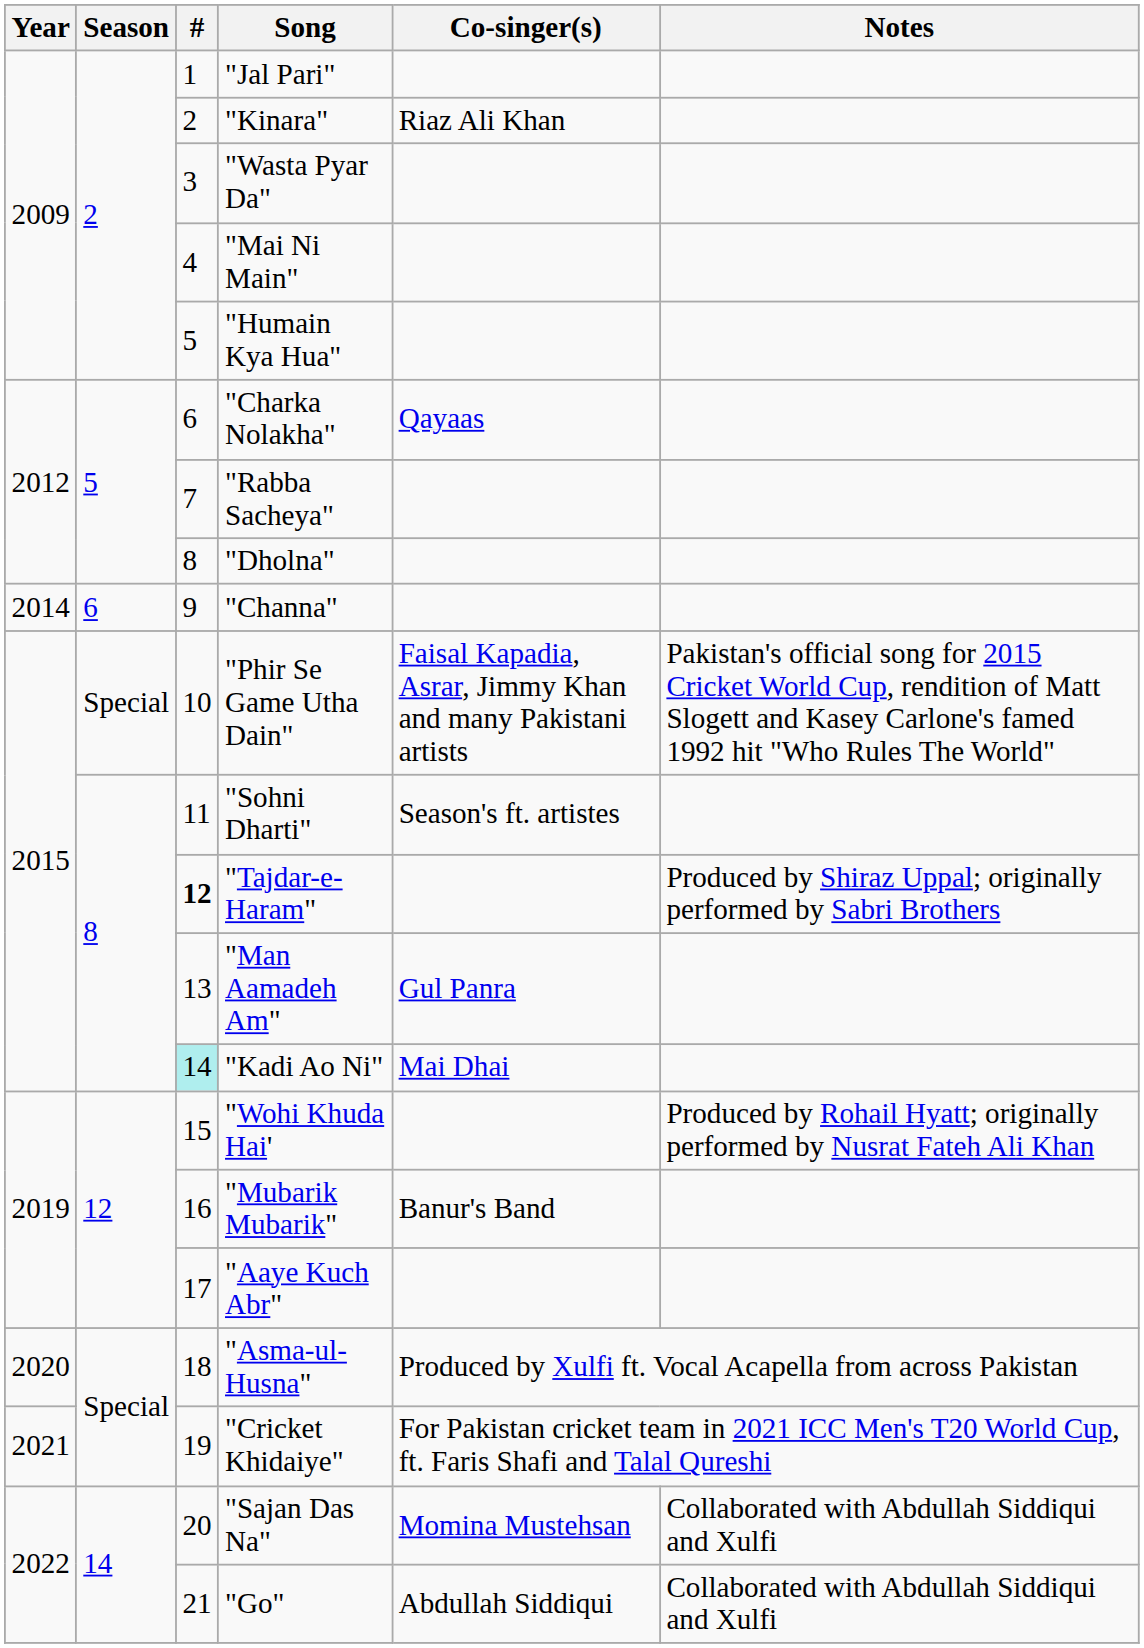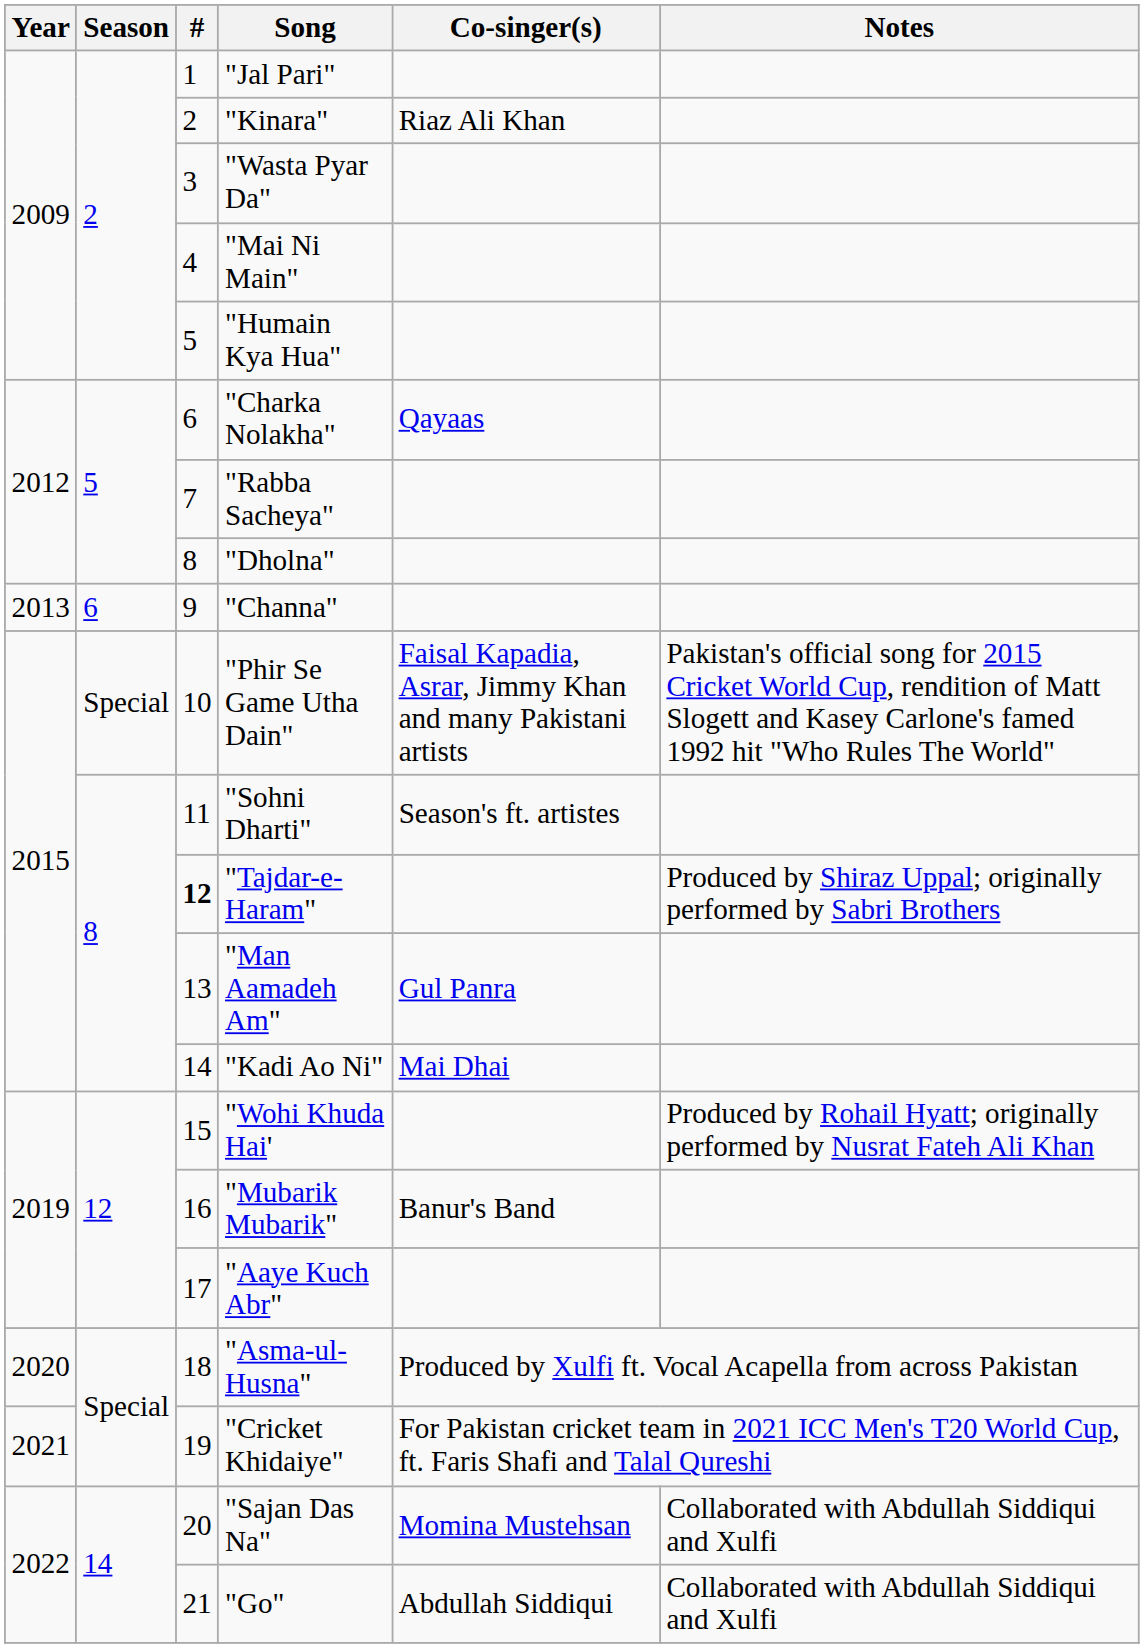(41, 607) 2014 -> (41, 607) 2013
(197, 1067) paleturquoise background -> (197, 1067) no background
